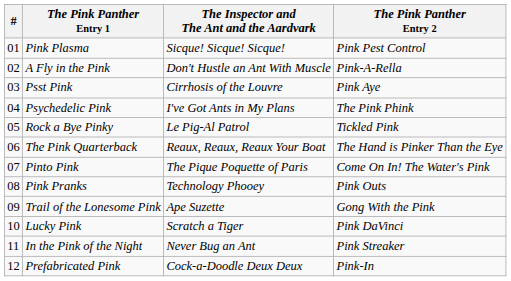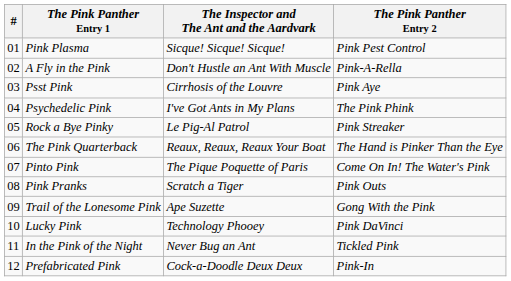(368, 127) Tickled Pink -> (370, 127) Pink Streaker
(215, 186) Technology Phooey -> (205, 186) Scratch a Tiger
(205, 226) Scratch a Tiger -> (215, 226) Technology Phooey
(370, 246) Pink Streaker -> (368, 246) Tickled Pink
